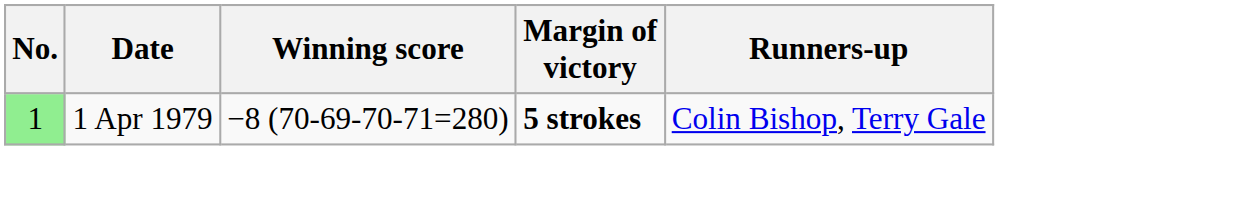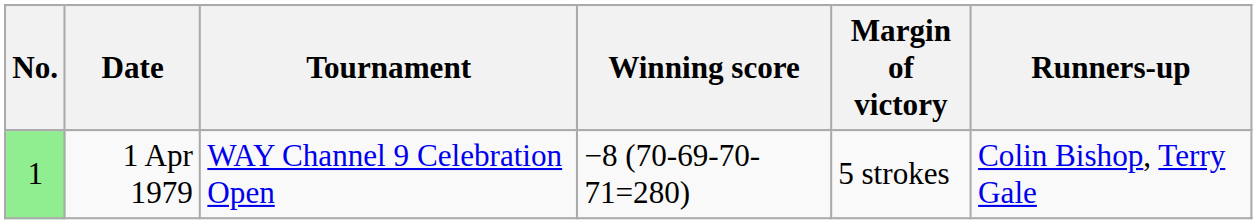+ column: (389, 67)
(582, 118) bold -> (894, 174) normal
